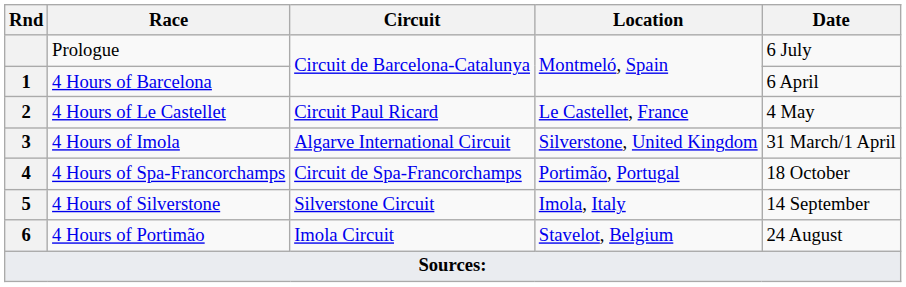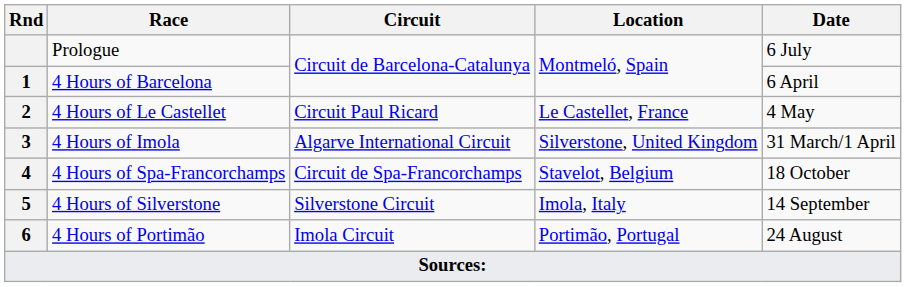(609, 173) Portimão, Portugal -> (606, 173) Stavelot, Belgium
(606, 234) Stavelot, Belgium -> (609, 234) Portimão, Portugal
